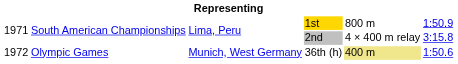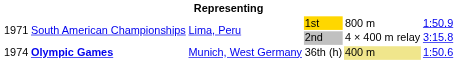(16, 53) 1972 -> (16, 53) 1974
(70, 53) normal -> (72, 53) bold
